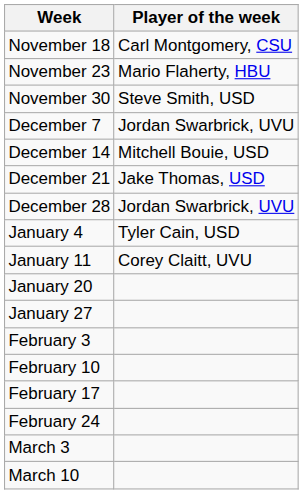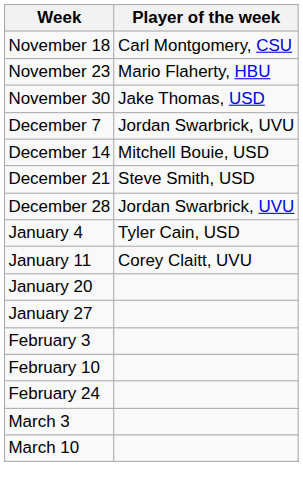(186, 98) Steve Smith, USD -> (191, 98) Jake Thomas, USD
(191, 179) Jake Thomas, USD -> (186, 179) Steve Smith, USD
- row: (54, 394)
